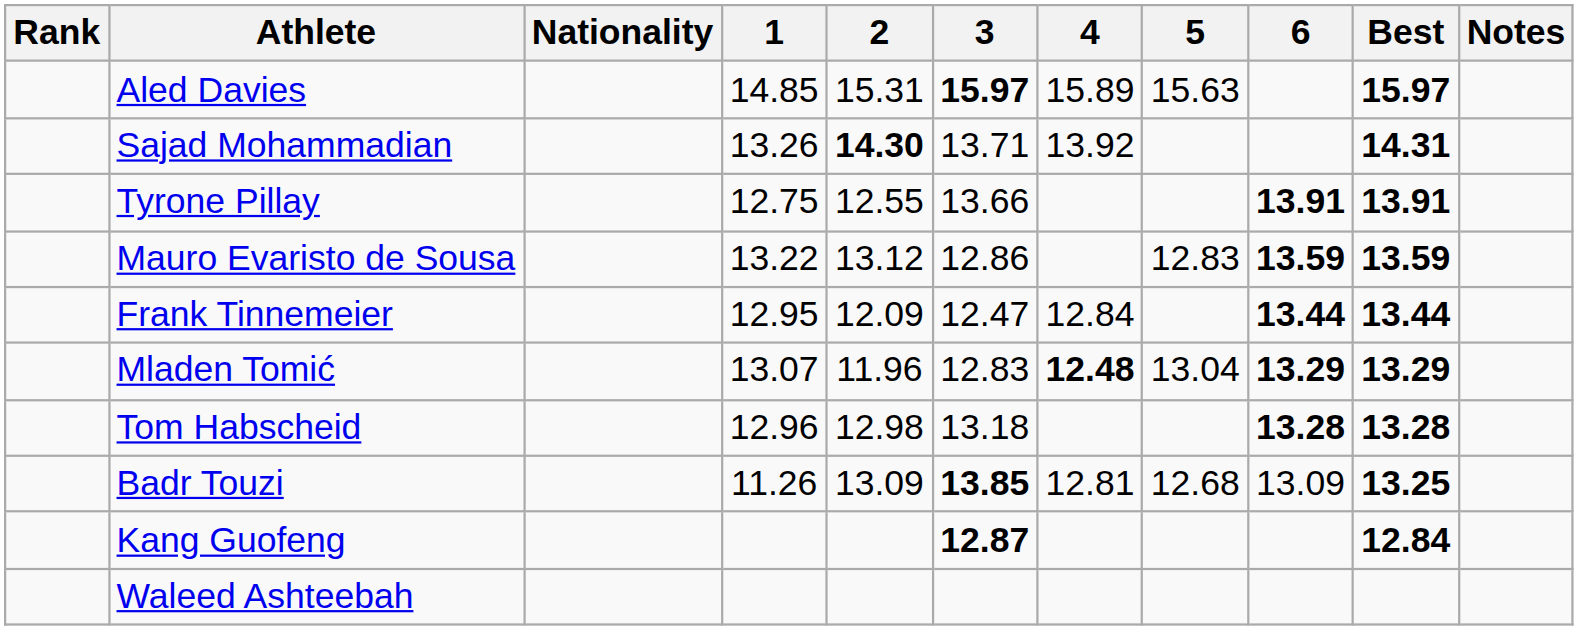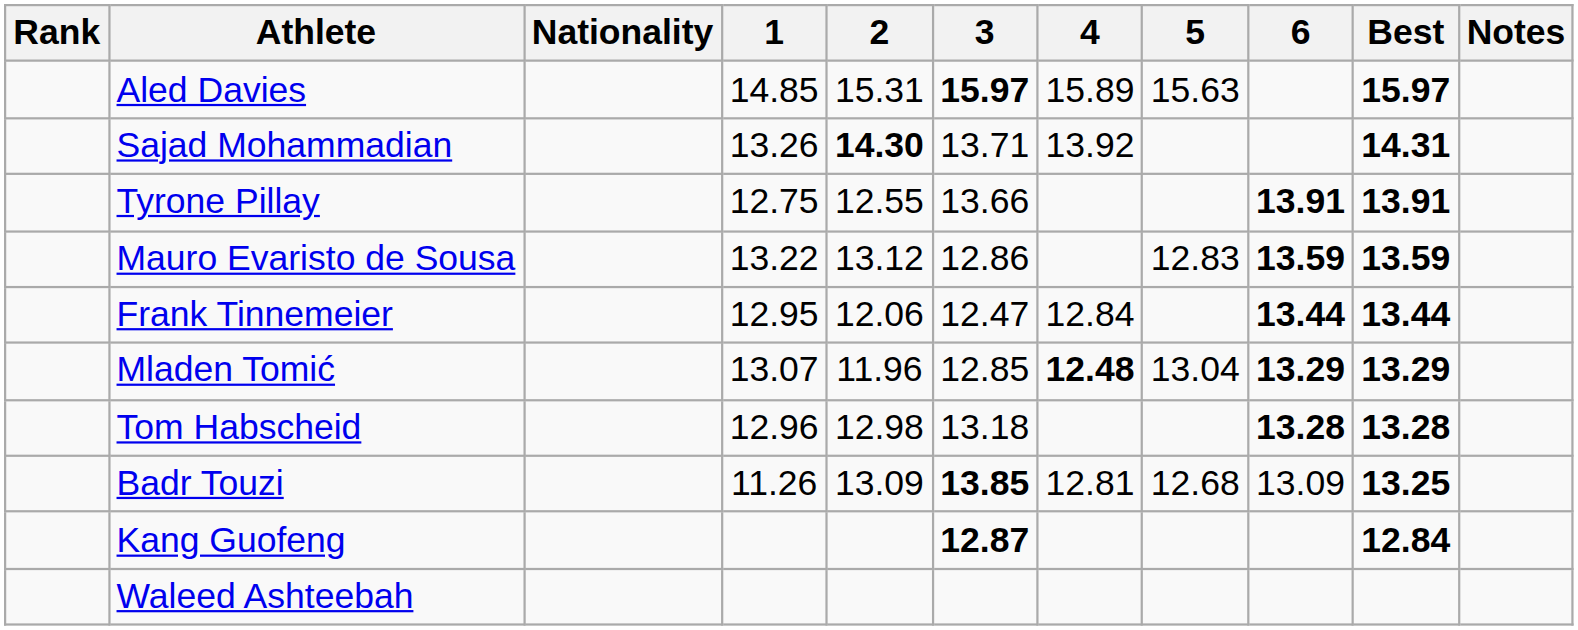(879, 314) 12.09 -> (879, 314) 12.06
(985, 370) 12.83 -> (985, 370) 12.85
